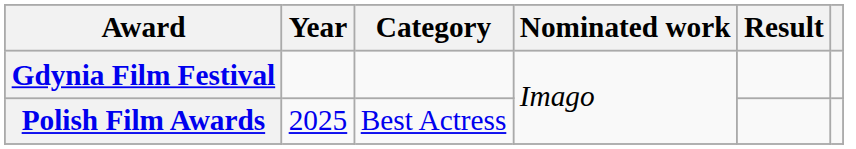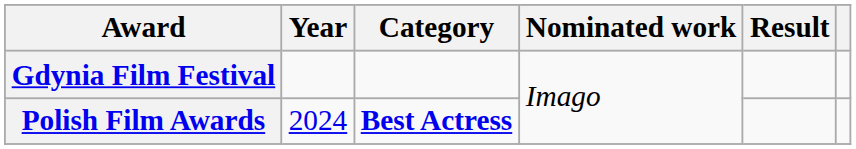(318, 120) 2025 -> (318, 120) 2024
(434, 120) normal -> (436, 120) bold
